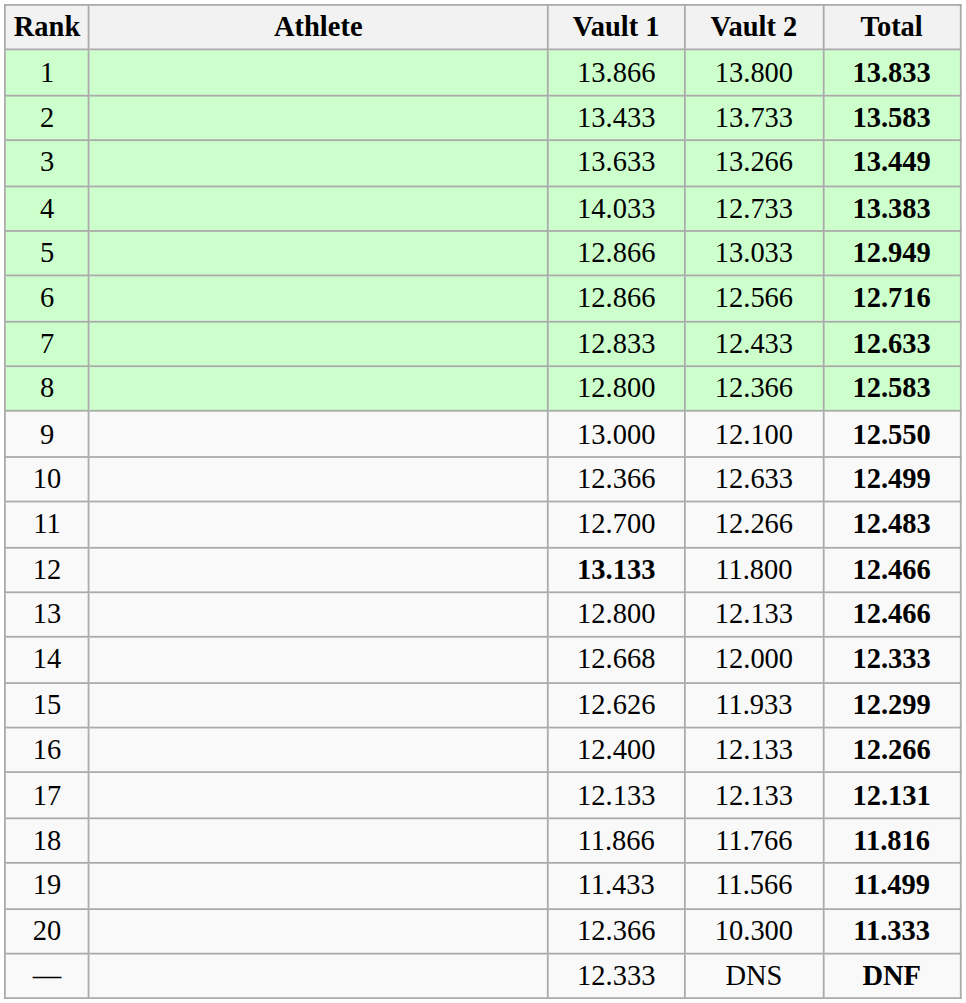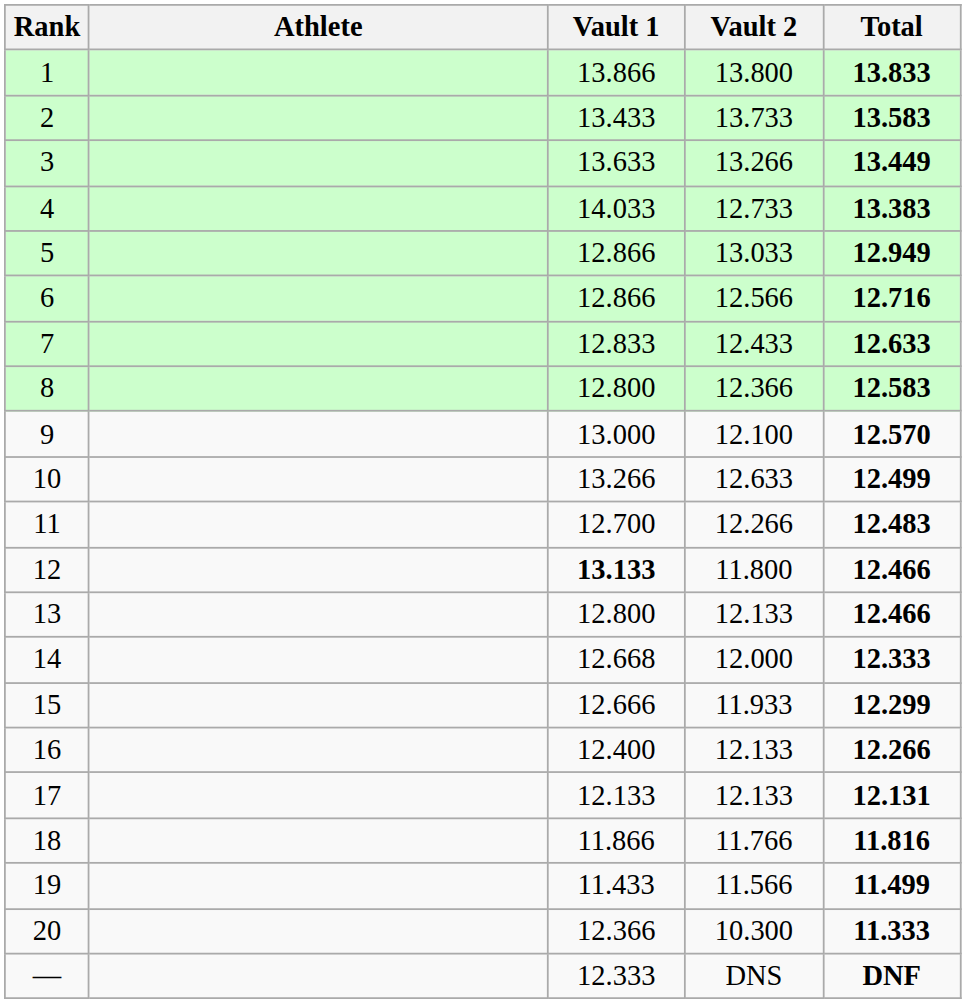(892, 433) 12.550 -> (892, 433) 12.570
(616, 478) 12.366 -> (616, 478) 13.266
(616, 704) 12.626 -> (616, 704) 12.666
